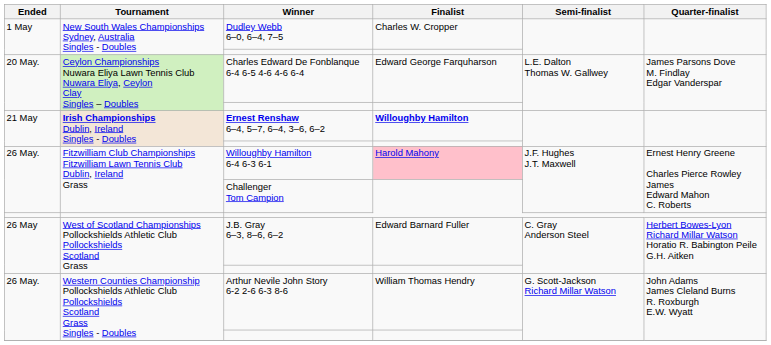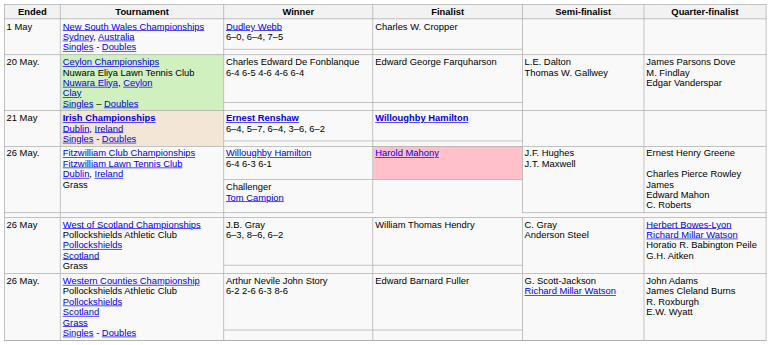(422, 224) Edward Barnard Fuller -> (425, 224) William Thomas Hendry
(425, 280) William Thomas Hendry -> (422, 280) Edward Barnard Fuller
